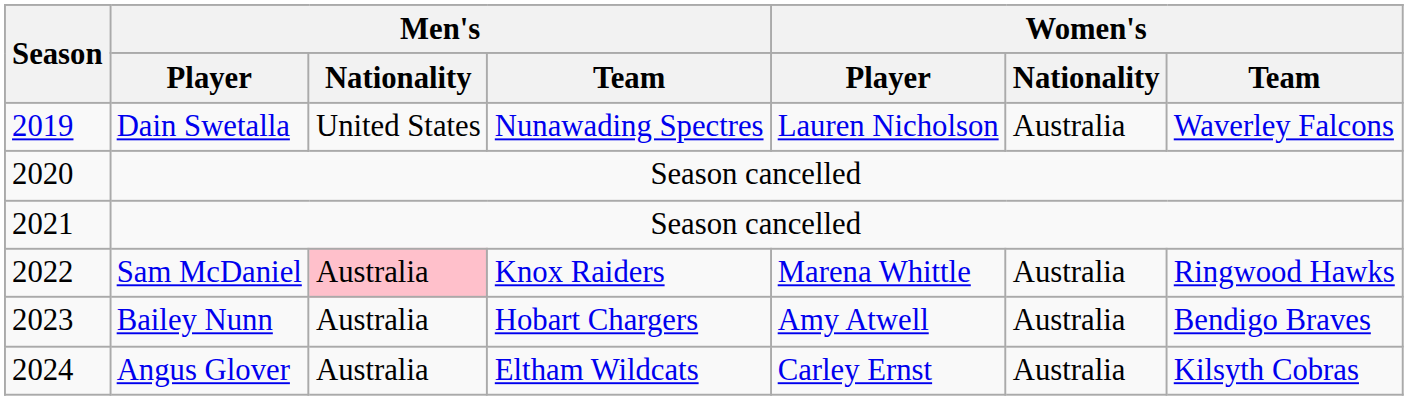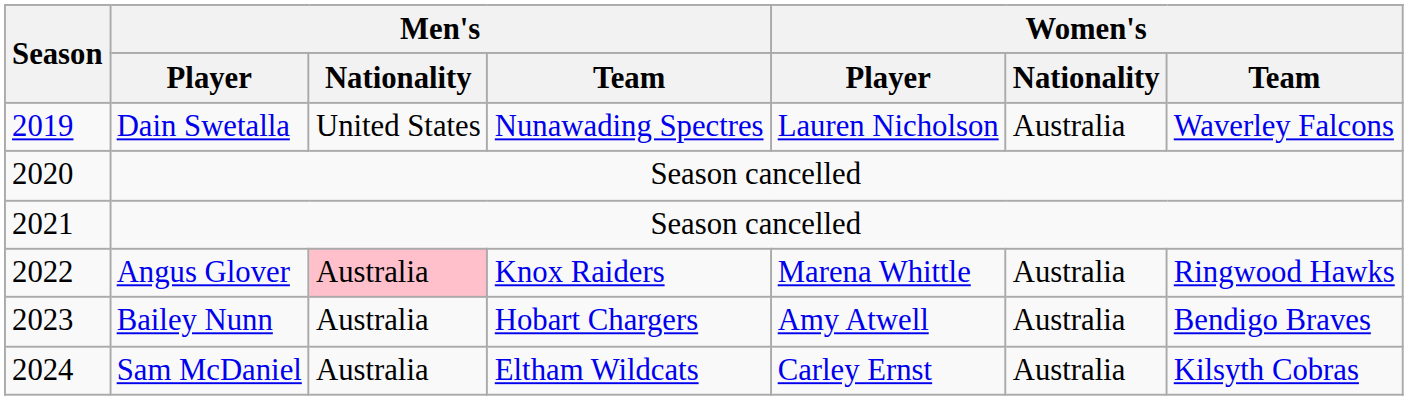(209, 272) Sam McDaniel -> (203, 272) Angus Glover
(203, 369) Angus Glover -> (209, 369) Sam McDaniel
